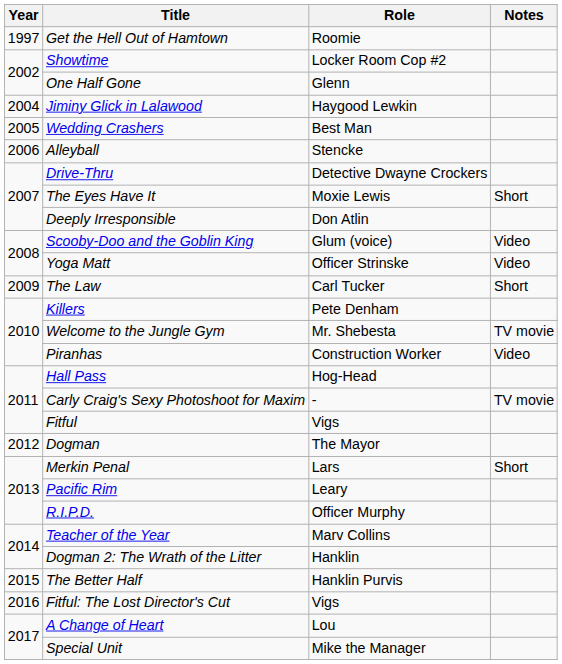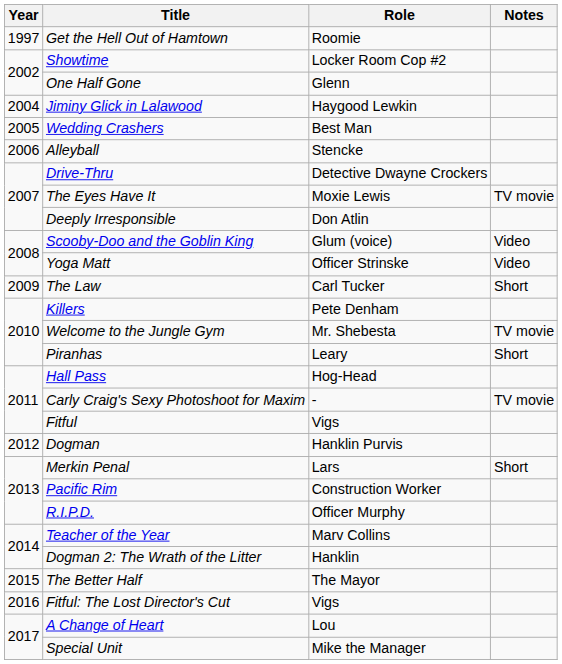(511, 196) Short -> (524, 196) TV movie
(376, 354) Construction Worker -> (329, 354) Leary
(512, 354) Video -> (511, 354) Short
(346, 444) The Mayor -> (357, 444) Hanklin Purvis
(329, 490) Leary -> (376, 490) Construction Worker
(357, 580) Hanklin Purvis -> (346, 580) The Mayor
